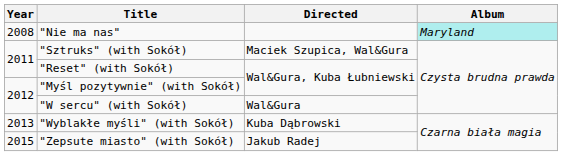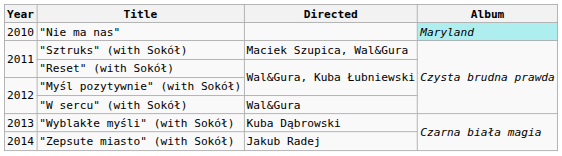(21, 32) 2008 -> (21, 32) 2010
(21, 141) 2015 -> (21, 141) 2014
